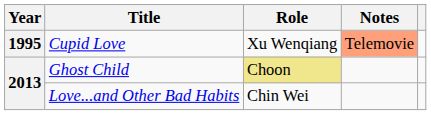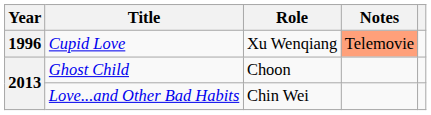(25, 43) 1995 -> (25, 43) 1996
(269, 69) khaki background -> (269, 69) no background
